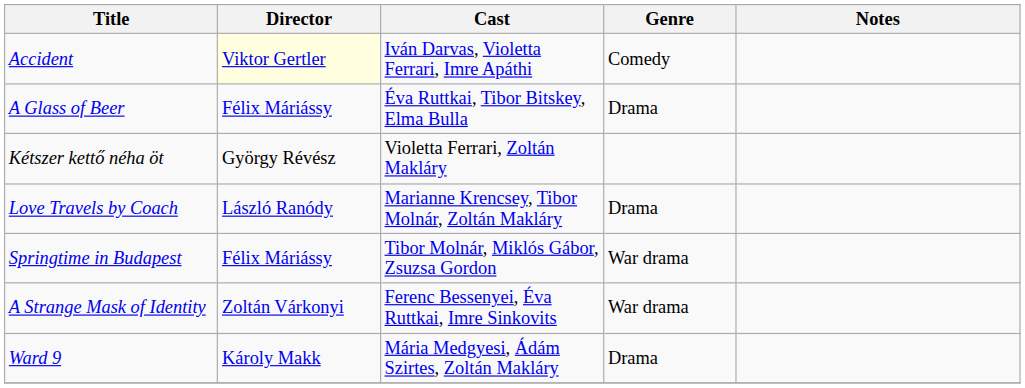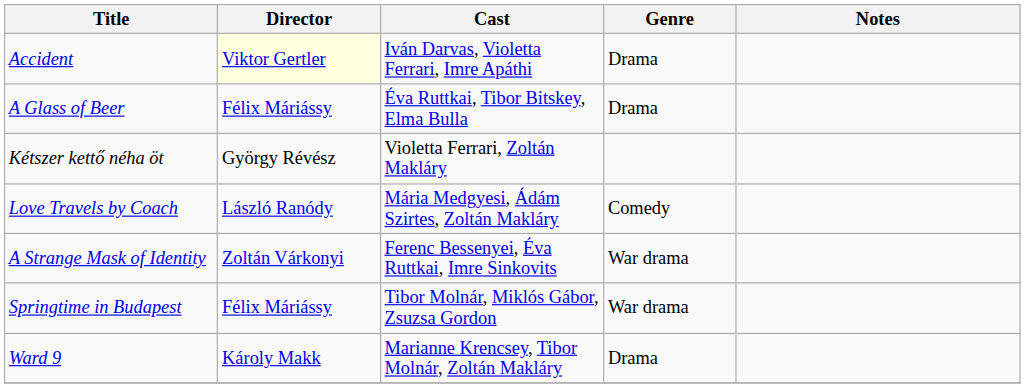(639, 58) Comedy -> (633, 58) Drama
(481, 208) Marianne Krencsey, Tibor Molnár, Zoltán Makláry -> (472, 208) Mária Medgyesi, Ádám Szirtes, Zoltán Makláry
(633, 208) Drama -> (639, 208) Comedy
rows swapped: (95, 258) <-> (107, 308)
(472, 357) Mária Medgyesi, Ádám Szirtes, Zoltán Makláry -> (481, 357) Marianne Krencsey, Tibor Molnár, Zoltán Makláry
